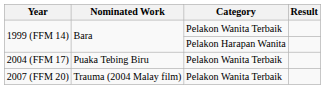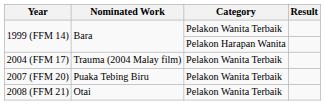(111, 60) Puaka Tebing Biru -> (127, 60) Trauma (2004 Malay film)
(127, 76) Trauma (2004 Malay film) -> (111, 76) Puaka Tebing Biru
+ row: (38, 92)
